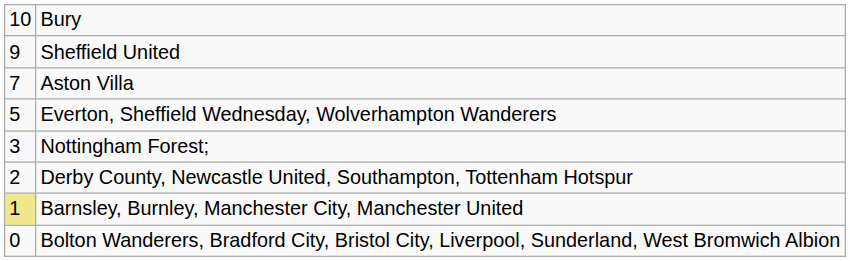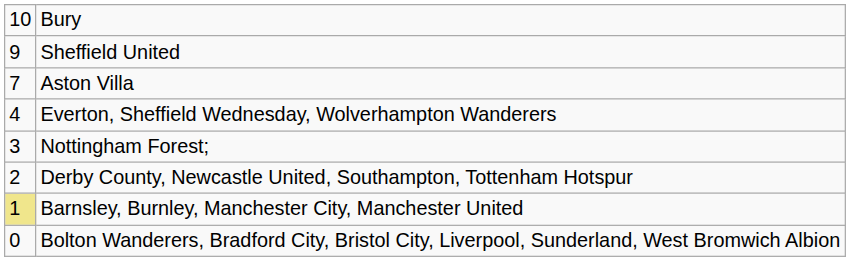(15, 114) 5 -> (15, 114) 4
